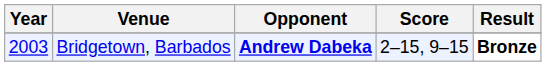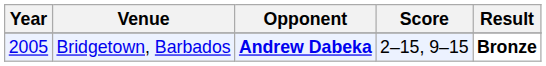(28, 47) 2003 -> (28, 47) 2005
